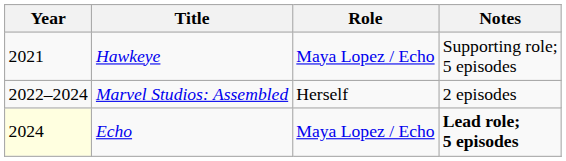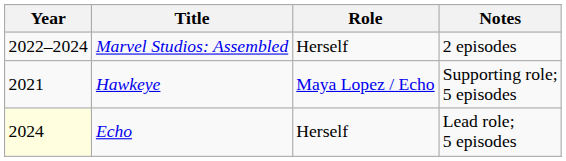rows swapped: (128, 56) <-> (192, 94)
(365, 131) Maya Lopez / Echo -> (322, 131) Herself
(481, 131) bold -> (480, 131) normal
